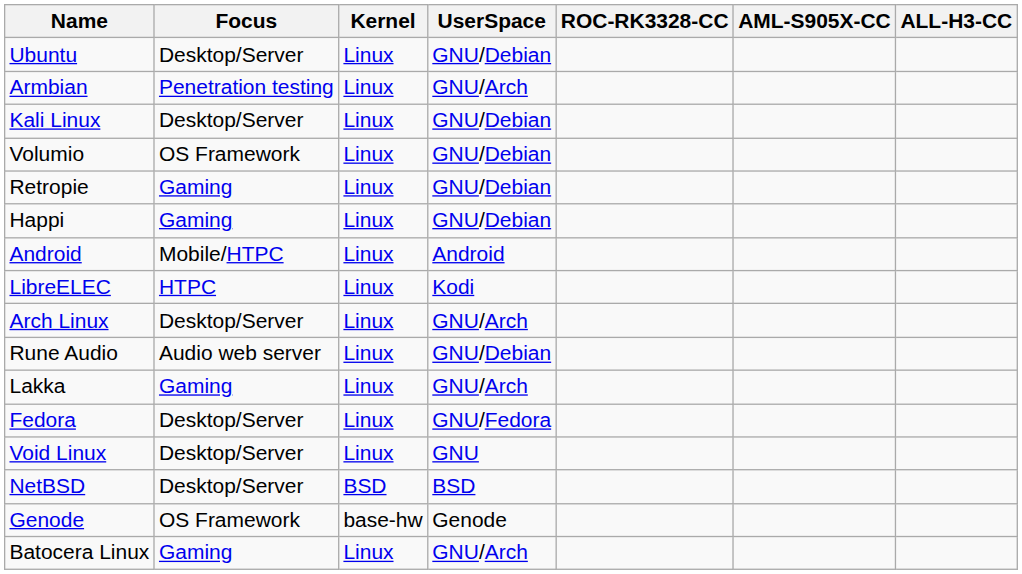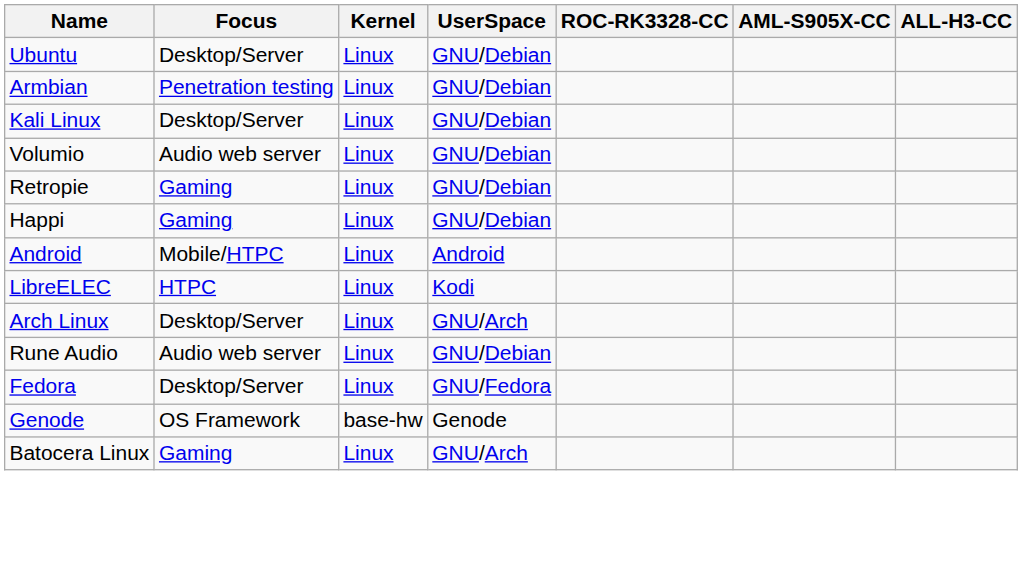(480, 87) GNU/Arch -> (492, 87) GNU/Debian
(229, 154) OS Framework -> (240, 154) Audio web server
- row: (37, 386)
- row: (58, 453)
- row: (47, 486)
